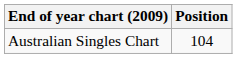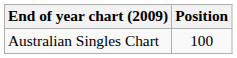(202, 41) 104 -> (202, 41) 100
